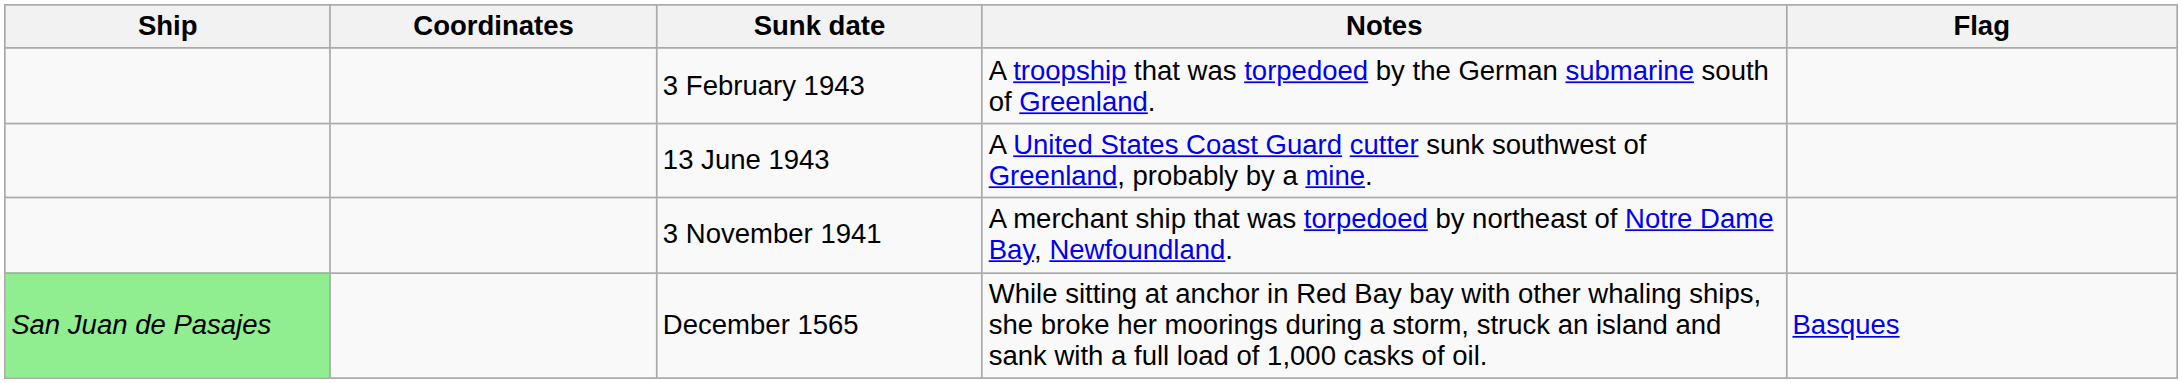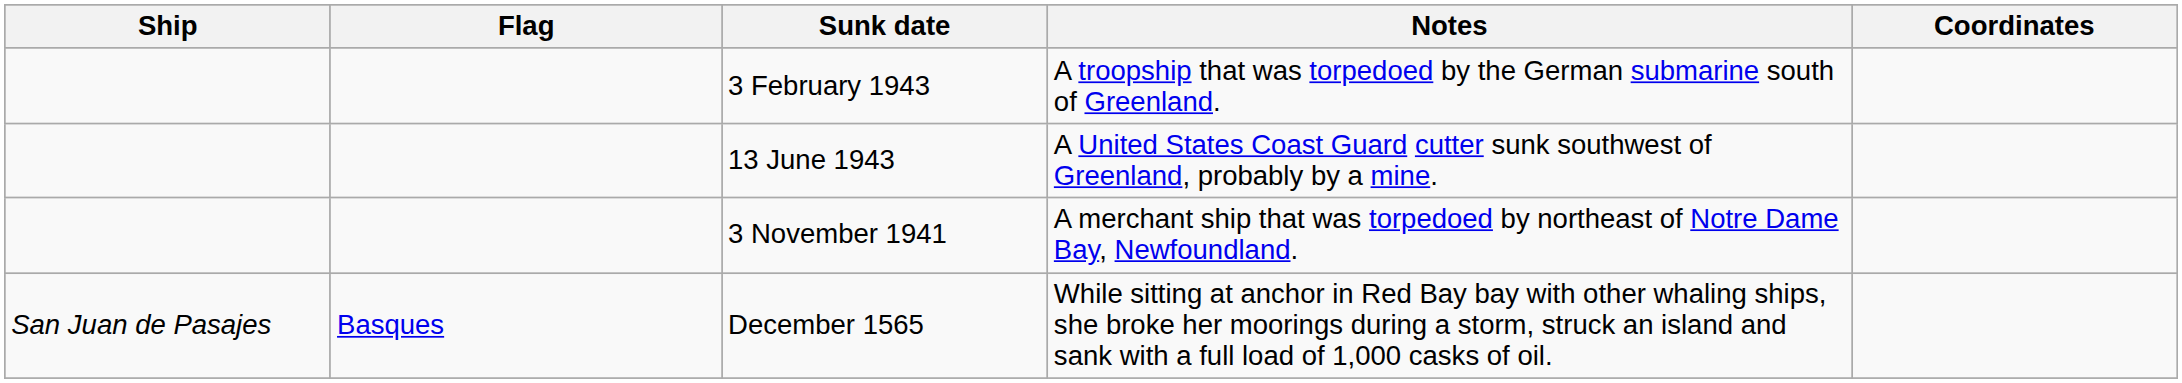columns swapped: (1982, 26) <-> (494, 26)
(141, 324) lightgreen background -> (141, 324) no background
